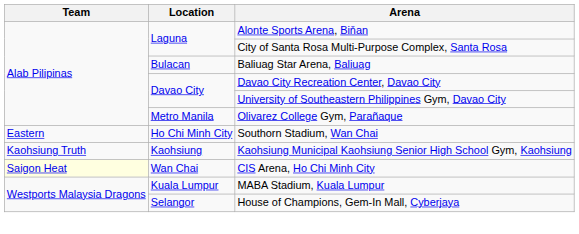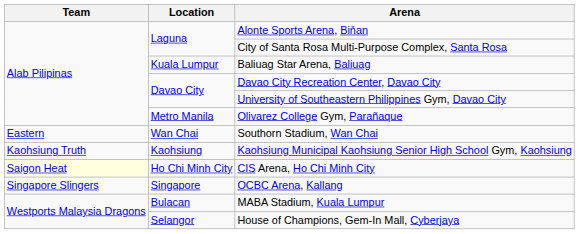(170, 64) Bulacan -> (185, 64) Kuala Lumpur
(192, 133) Ho Chi Minh City -> (174, 133) Wan Chai
(174, 168) Wan Chai -> (192, 168) Ho Chi Minh City
+ row: (290, 185)
(185, 185) Kuala Lumpur -> (170, 202) Bulacan
